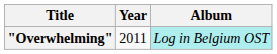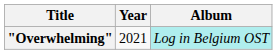(133, 37) 2011 -> (133, 37) 2021
